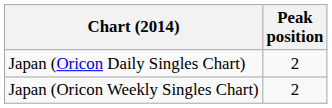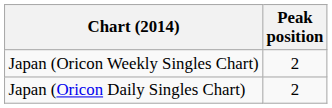rows swapped: (127, 63) <-> (134, 90)
